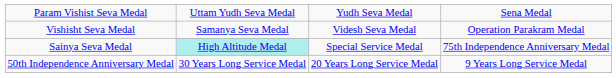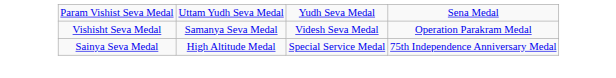(242, 47) paleturquoise background -> (231, 47) no background
- row: (91, 64)
